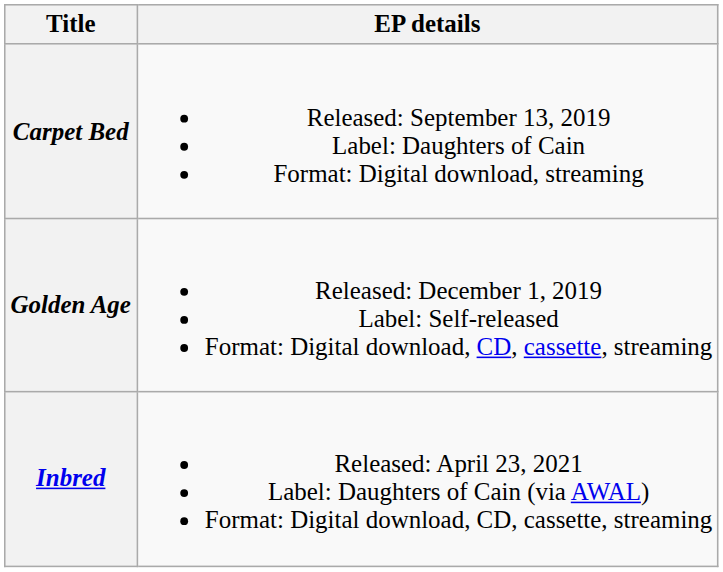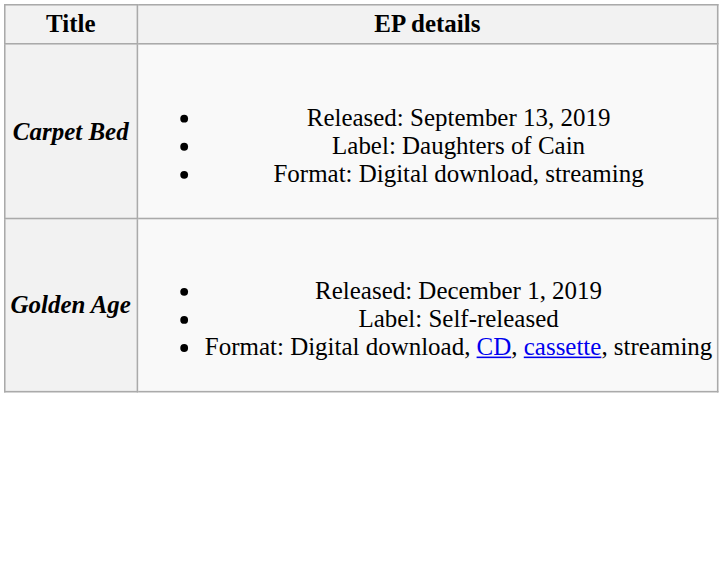- row: (71, 478)
